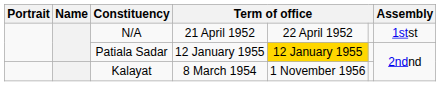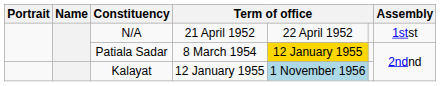(220, 52) 12 January 1955 -> (220, 52) 8 March 1954
(220, 71) 8 March 1954 -> (220, 71) 12 January 1955
(318, 71) no background -> (318, 71) lightblue background
